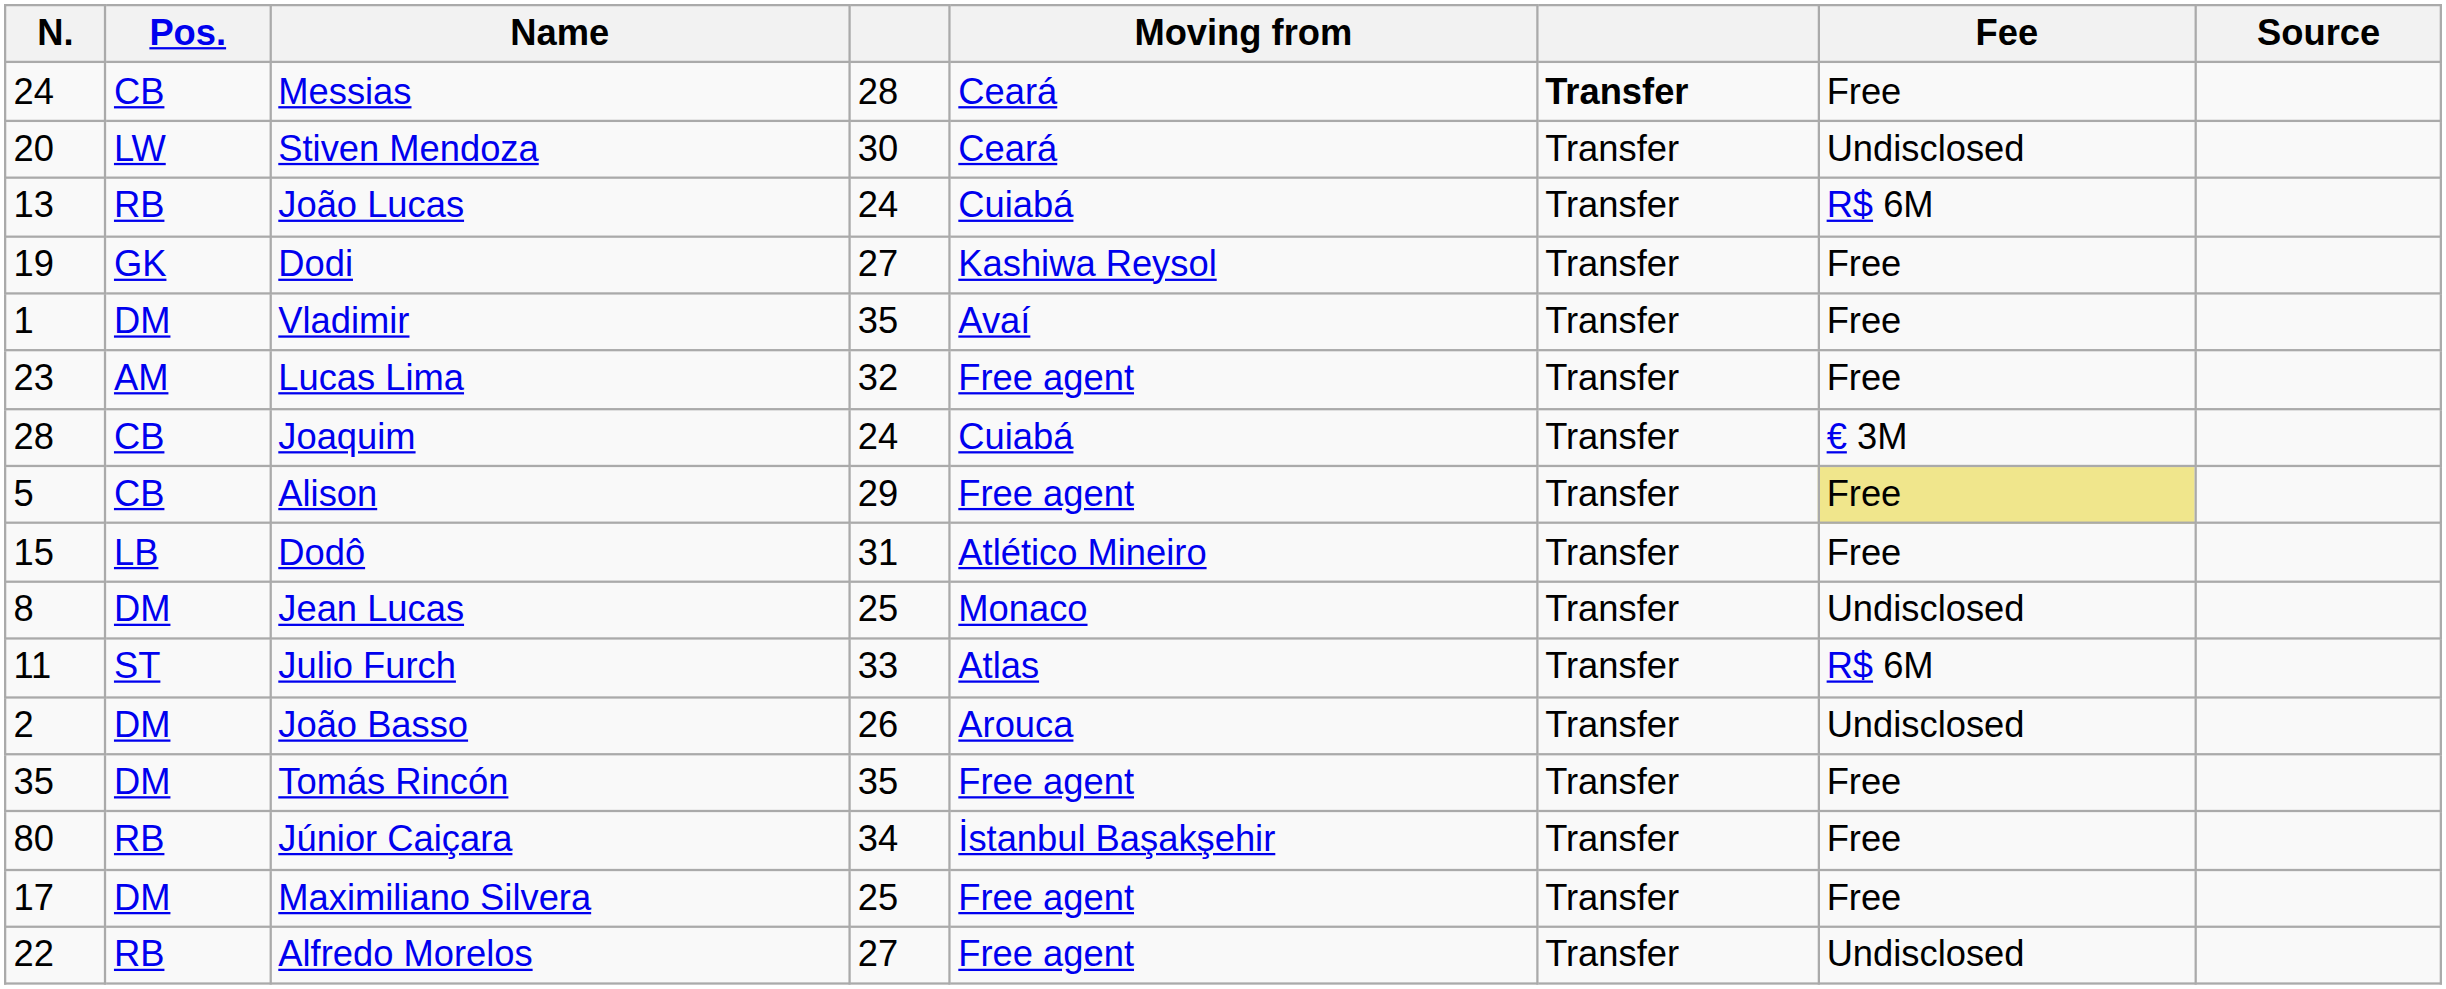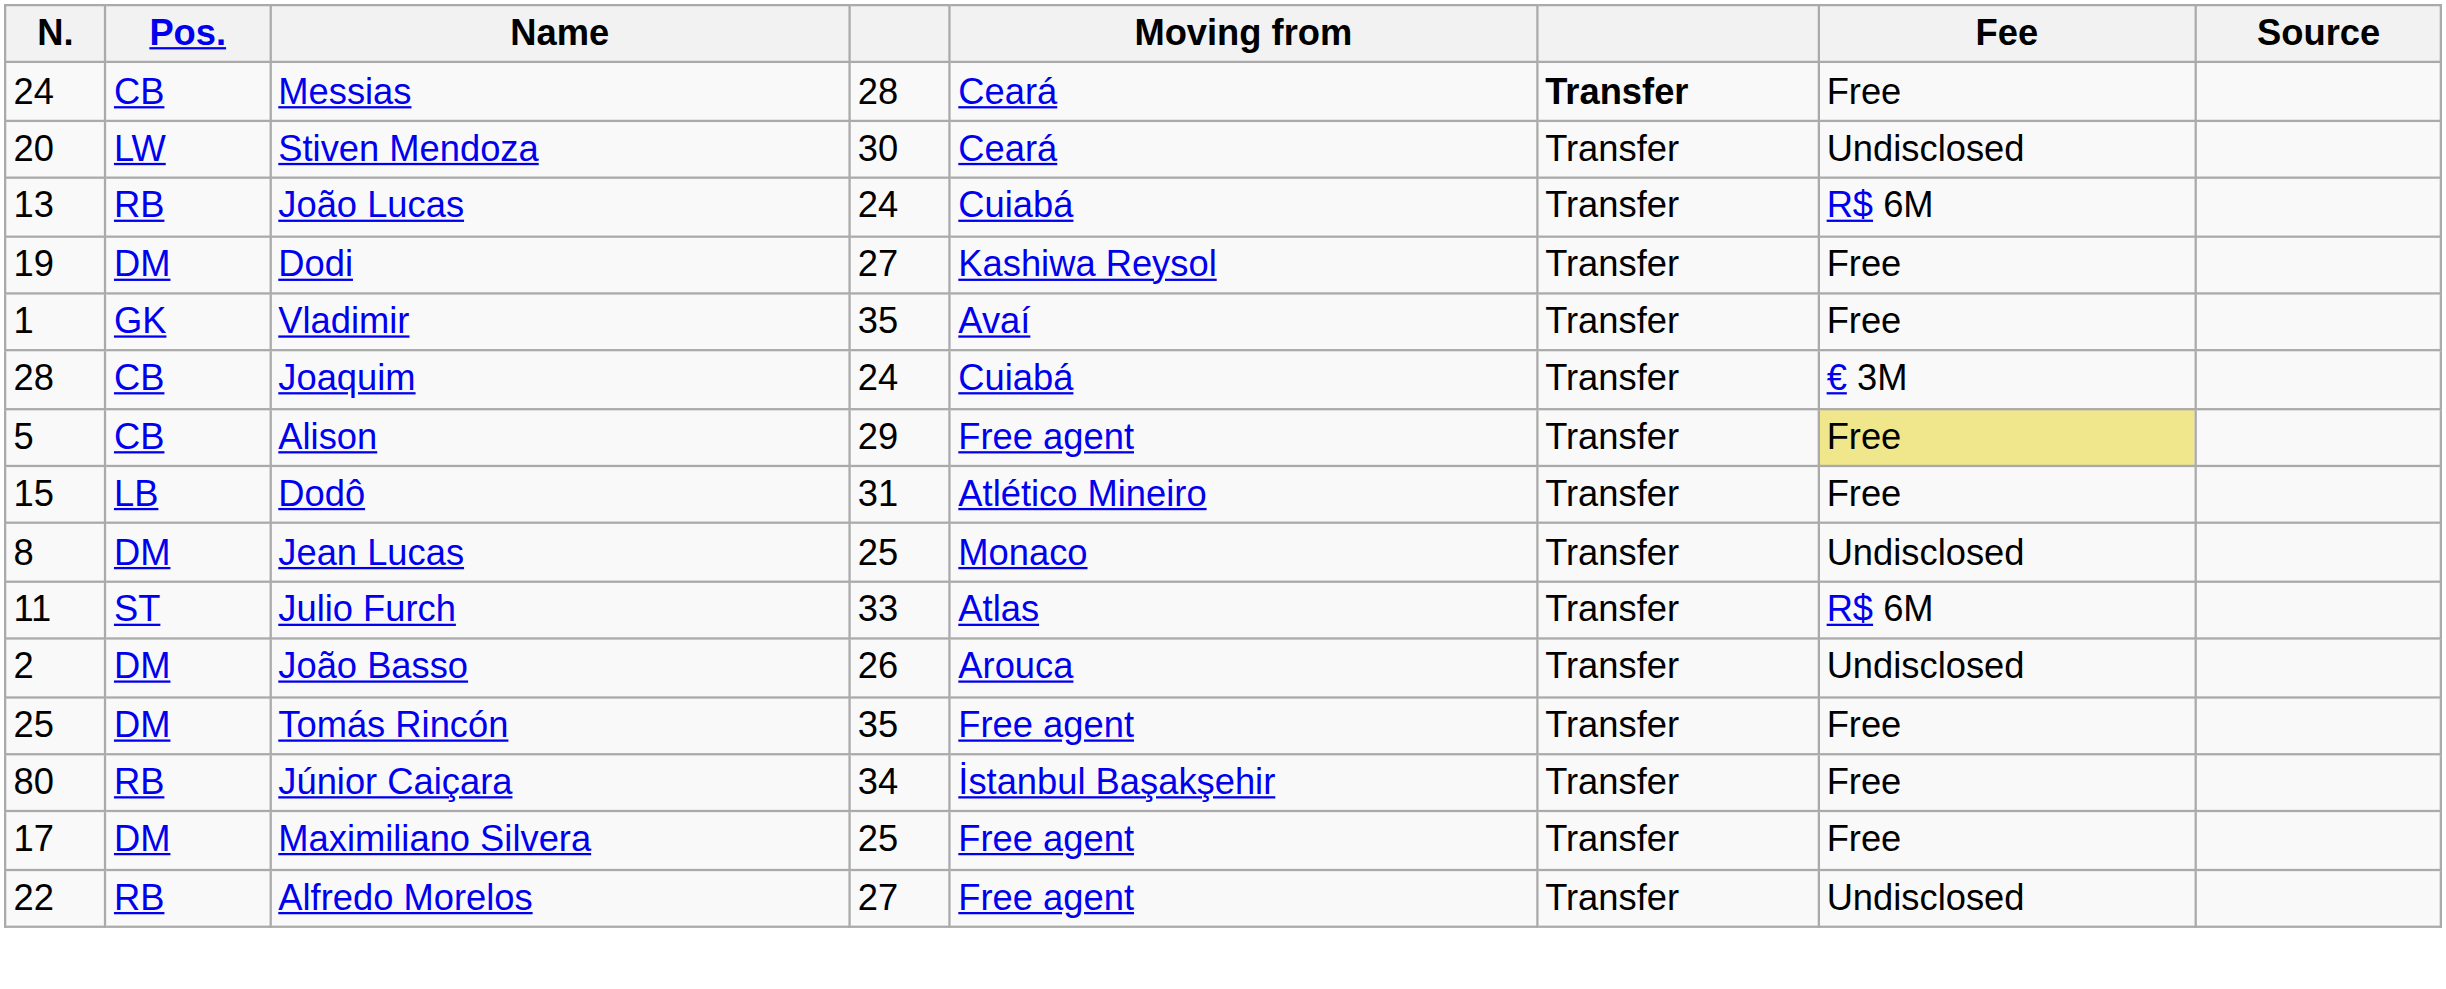(140, 263) GK -> (142, 263) DM
(142, 321) DM -> (140, 321) GK
- row: (371, 378)
(34, 782) 35 -> (34, 724) 25
